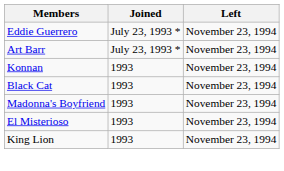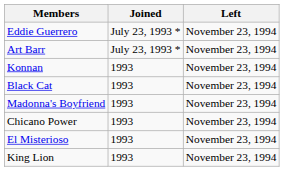+ row: (42, 121)
